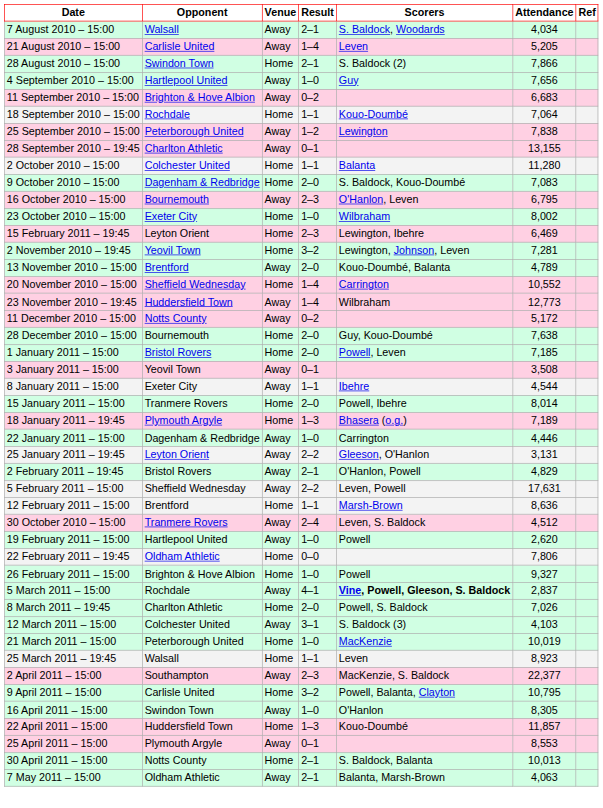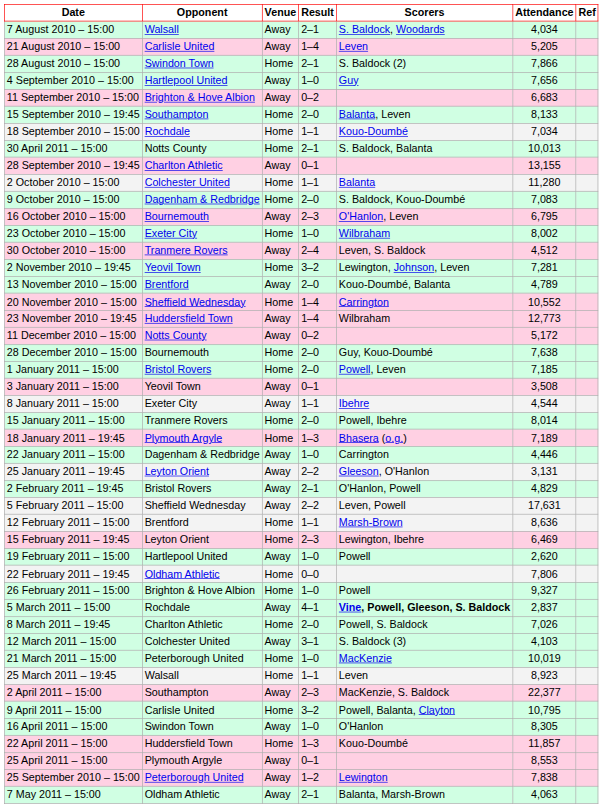+ row: (73, 115)
(544, 115) 7,064 -> (544, 132) 7,034
rows swapped: (73, 132) <-> (57, 761)
rows swapped: (66, 523) <-> (68, 234)
